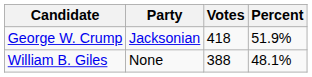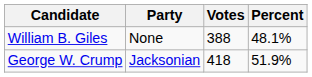rows swapped: (65, 38) <-> (58, 60)
